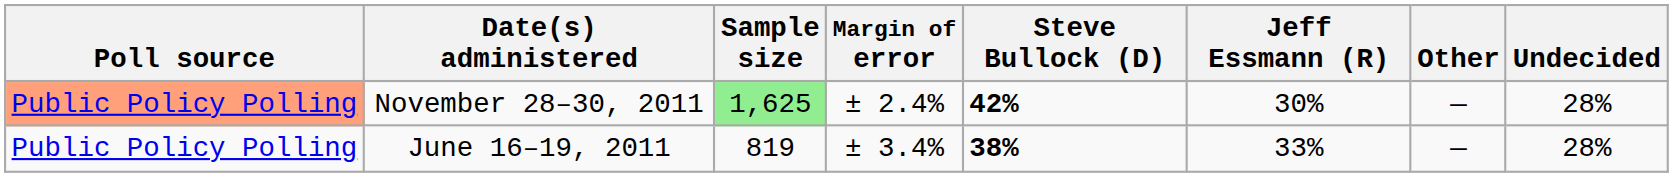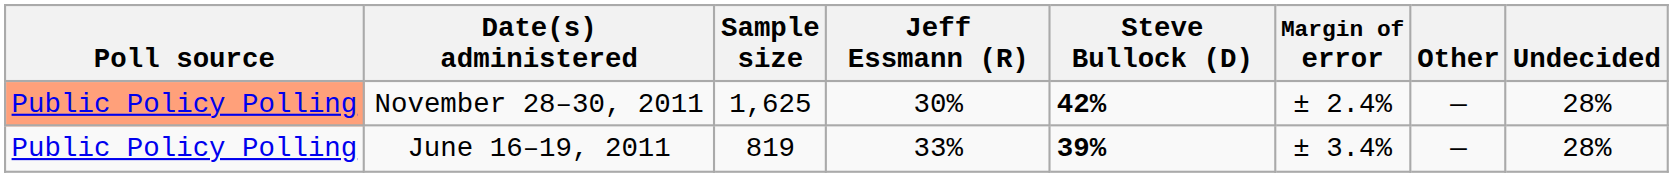columns swapped: (895, 45) <-> (1299, 43)
(770, 104) lightgreen background -> (770, 104) no background
(994, 148) 38% -> (1082, 148) 39%
